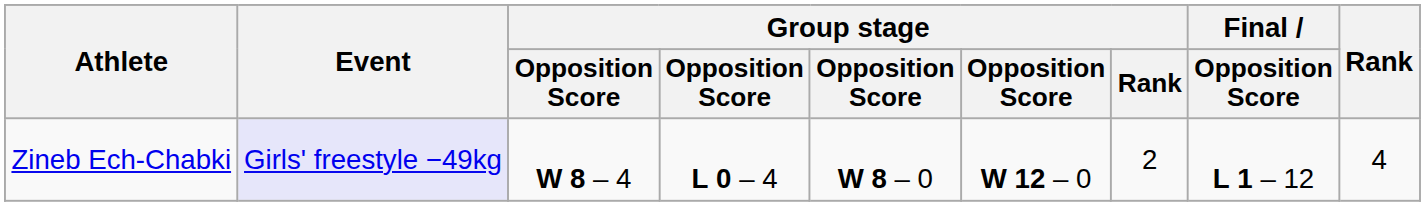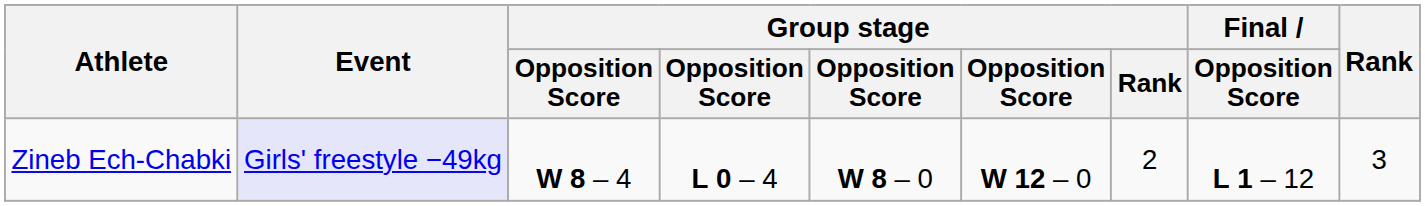(1379, 160) 4 -> (1379, 160) 3
